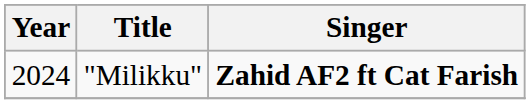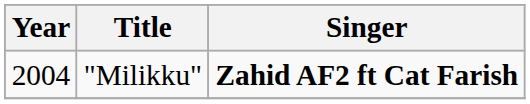(41, 74) 2024 -> (41, 74) 2004
